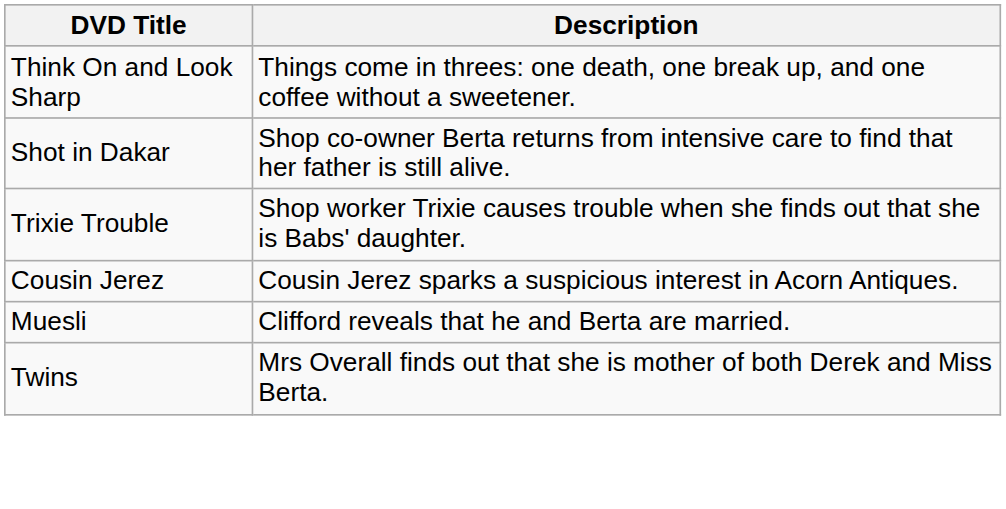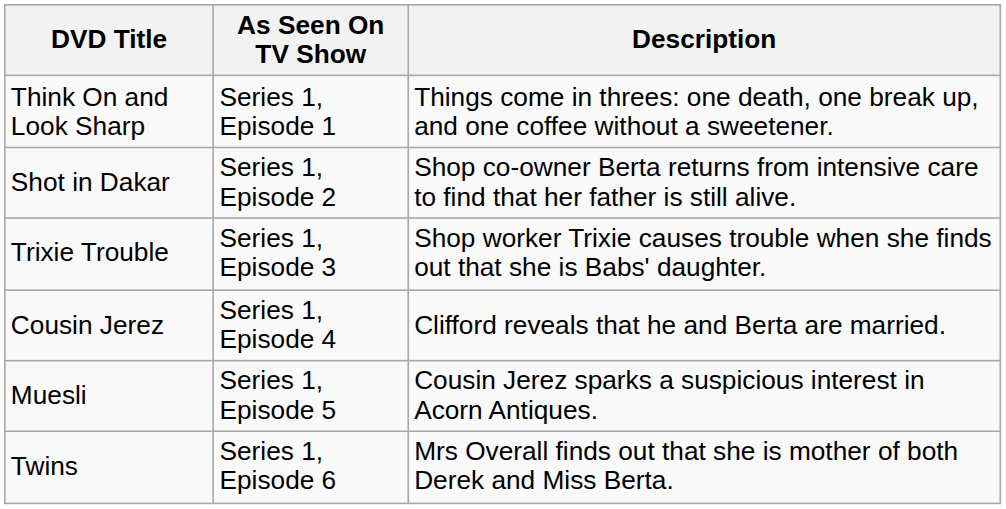+ column: (311, 40)
(608, 280) Cousin Jerez sparks a suspicious interest in Acorn Antiques. -> (680, 324) Clifford reveals that he and Berta are married.
(524, 321) Clifford reveals that he and Berta are married. -> (669, 395) Cousin Jerez sparks a suspicious interest in Acorn Antiques.
